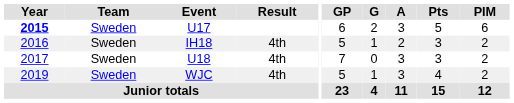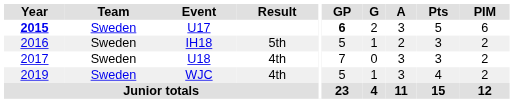(342, 27) normal -> (342, 27) bold
(277, 43) 4th -> (277, 43) 5th
